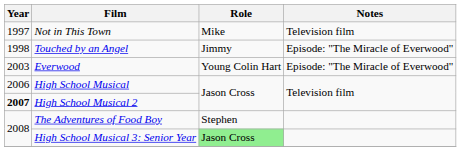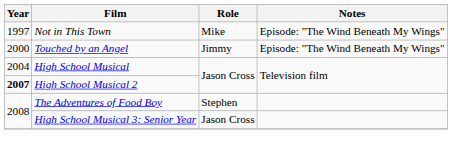(320, 31) Television film -> (352, 31) Episode: "The Wind Beneath My Wings"
(18, 48) 1998 -> (18, 48) 2000
(370, 48) Episode: "The Miracle of Everwood" -> (352, 48) Episode: "The Wind Beneath My Wings"
- row: (57, 66)
(18, 84) 2006 -> (18, 66) 2004
(228, 137) lightgreen background -> (228, 119) no background
